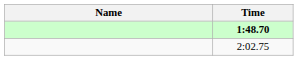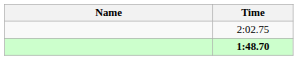rows swapped: (253, 30) <-> (253, 47)
